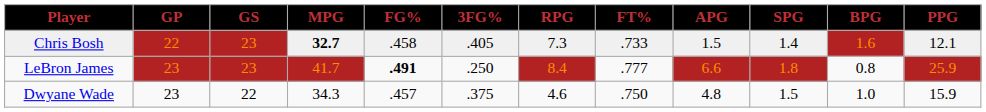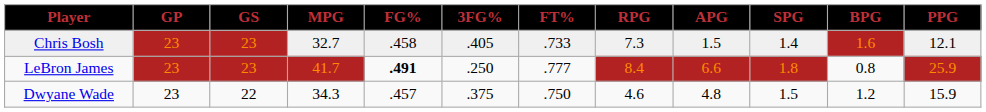columns swapped: (634, 17) <-> (557, 17)
(172, 43) 22 -> (172, 43) 23
(326, 43) bold -> (326, 43) normal
(866, 94) 1.0 -> (866, 94) 1.2
